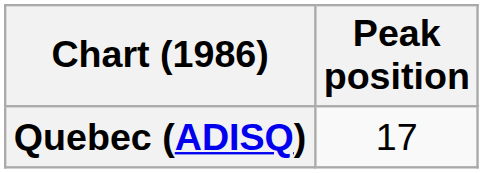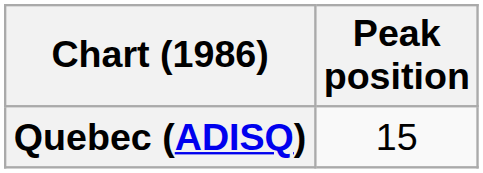(397, 136) 17 -> (397, 136) 15
